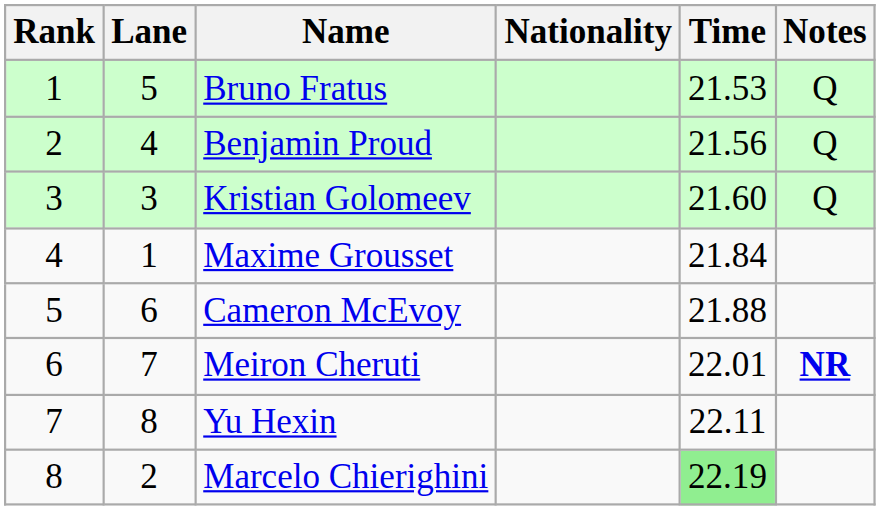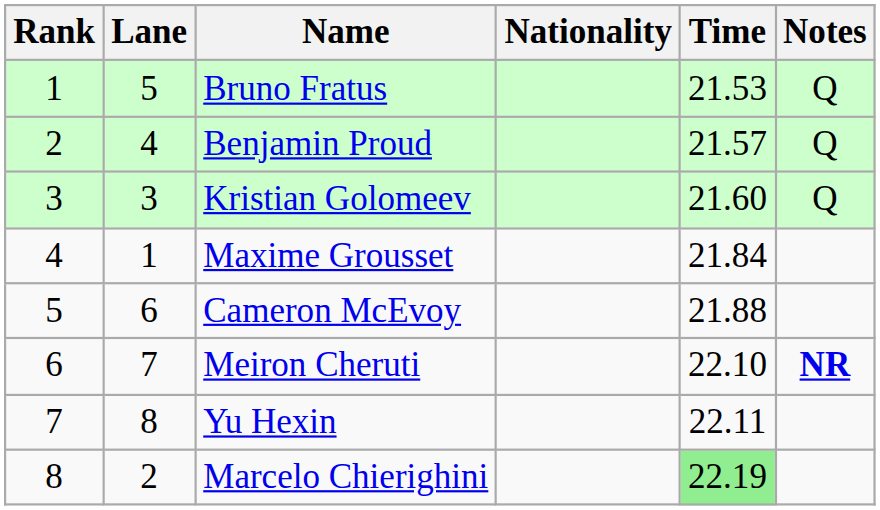(727, 143) 21.56 -> (727, 143) 21.57
(727, 365) 22.01 -> (727, 365) 22.10
